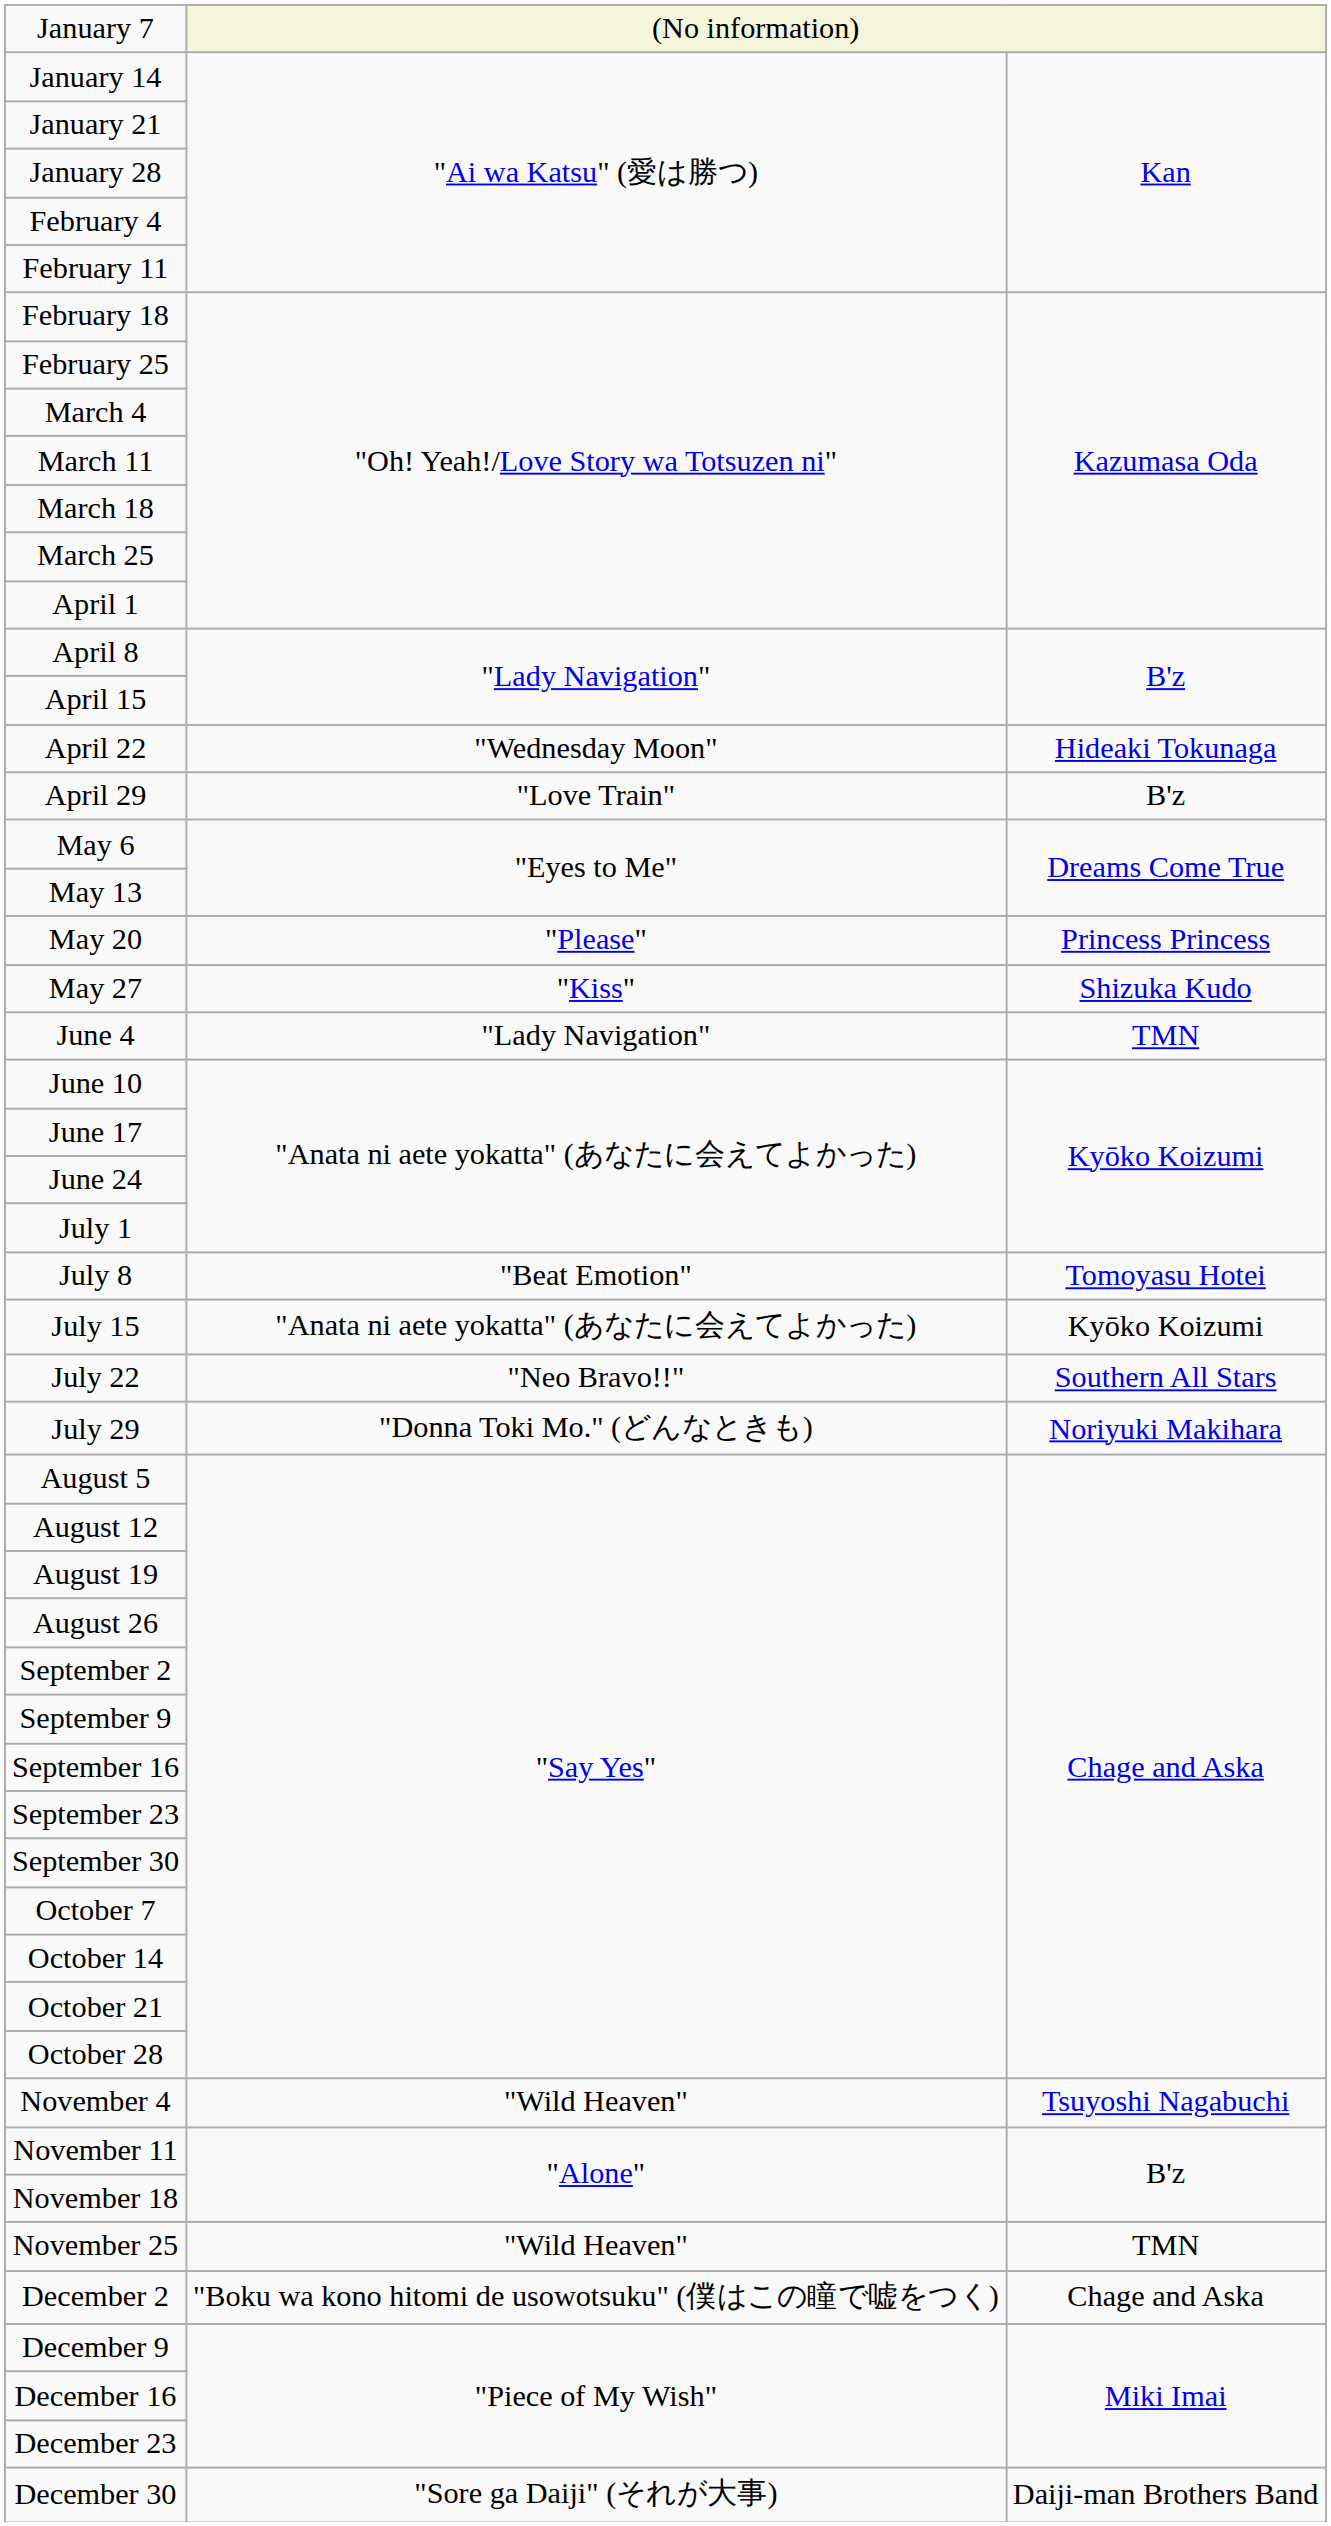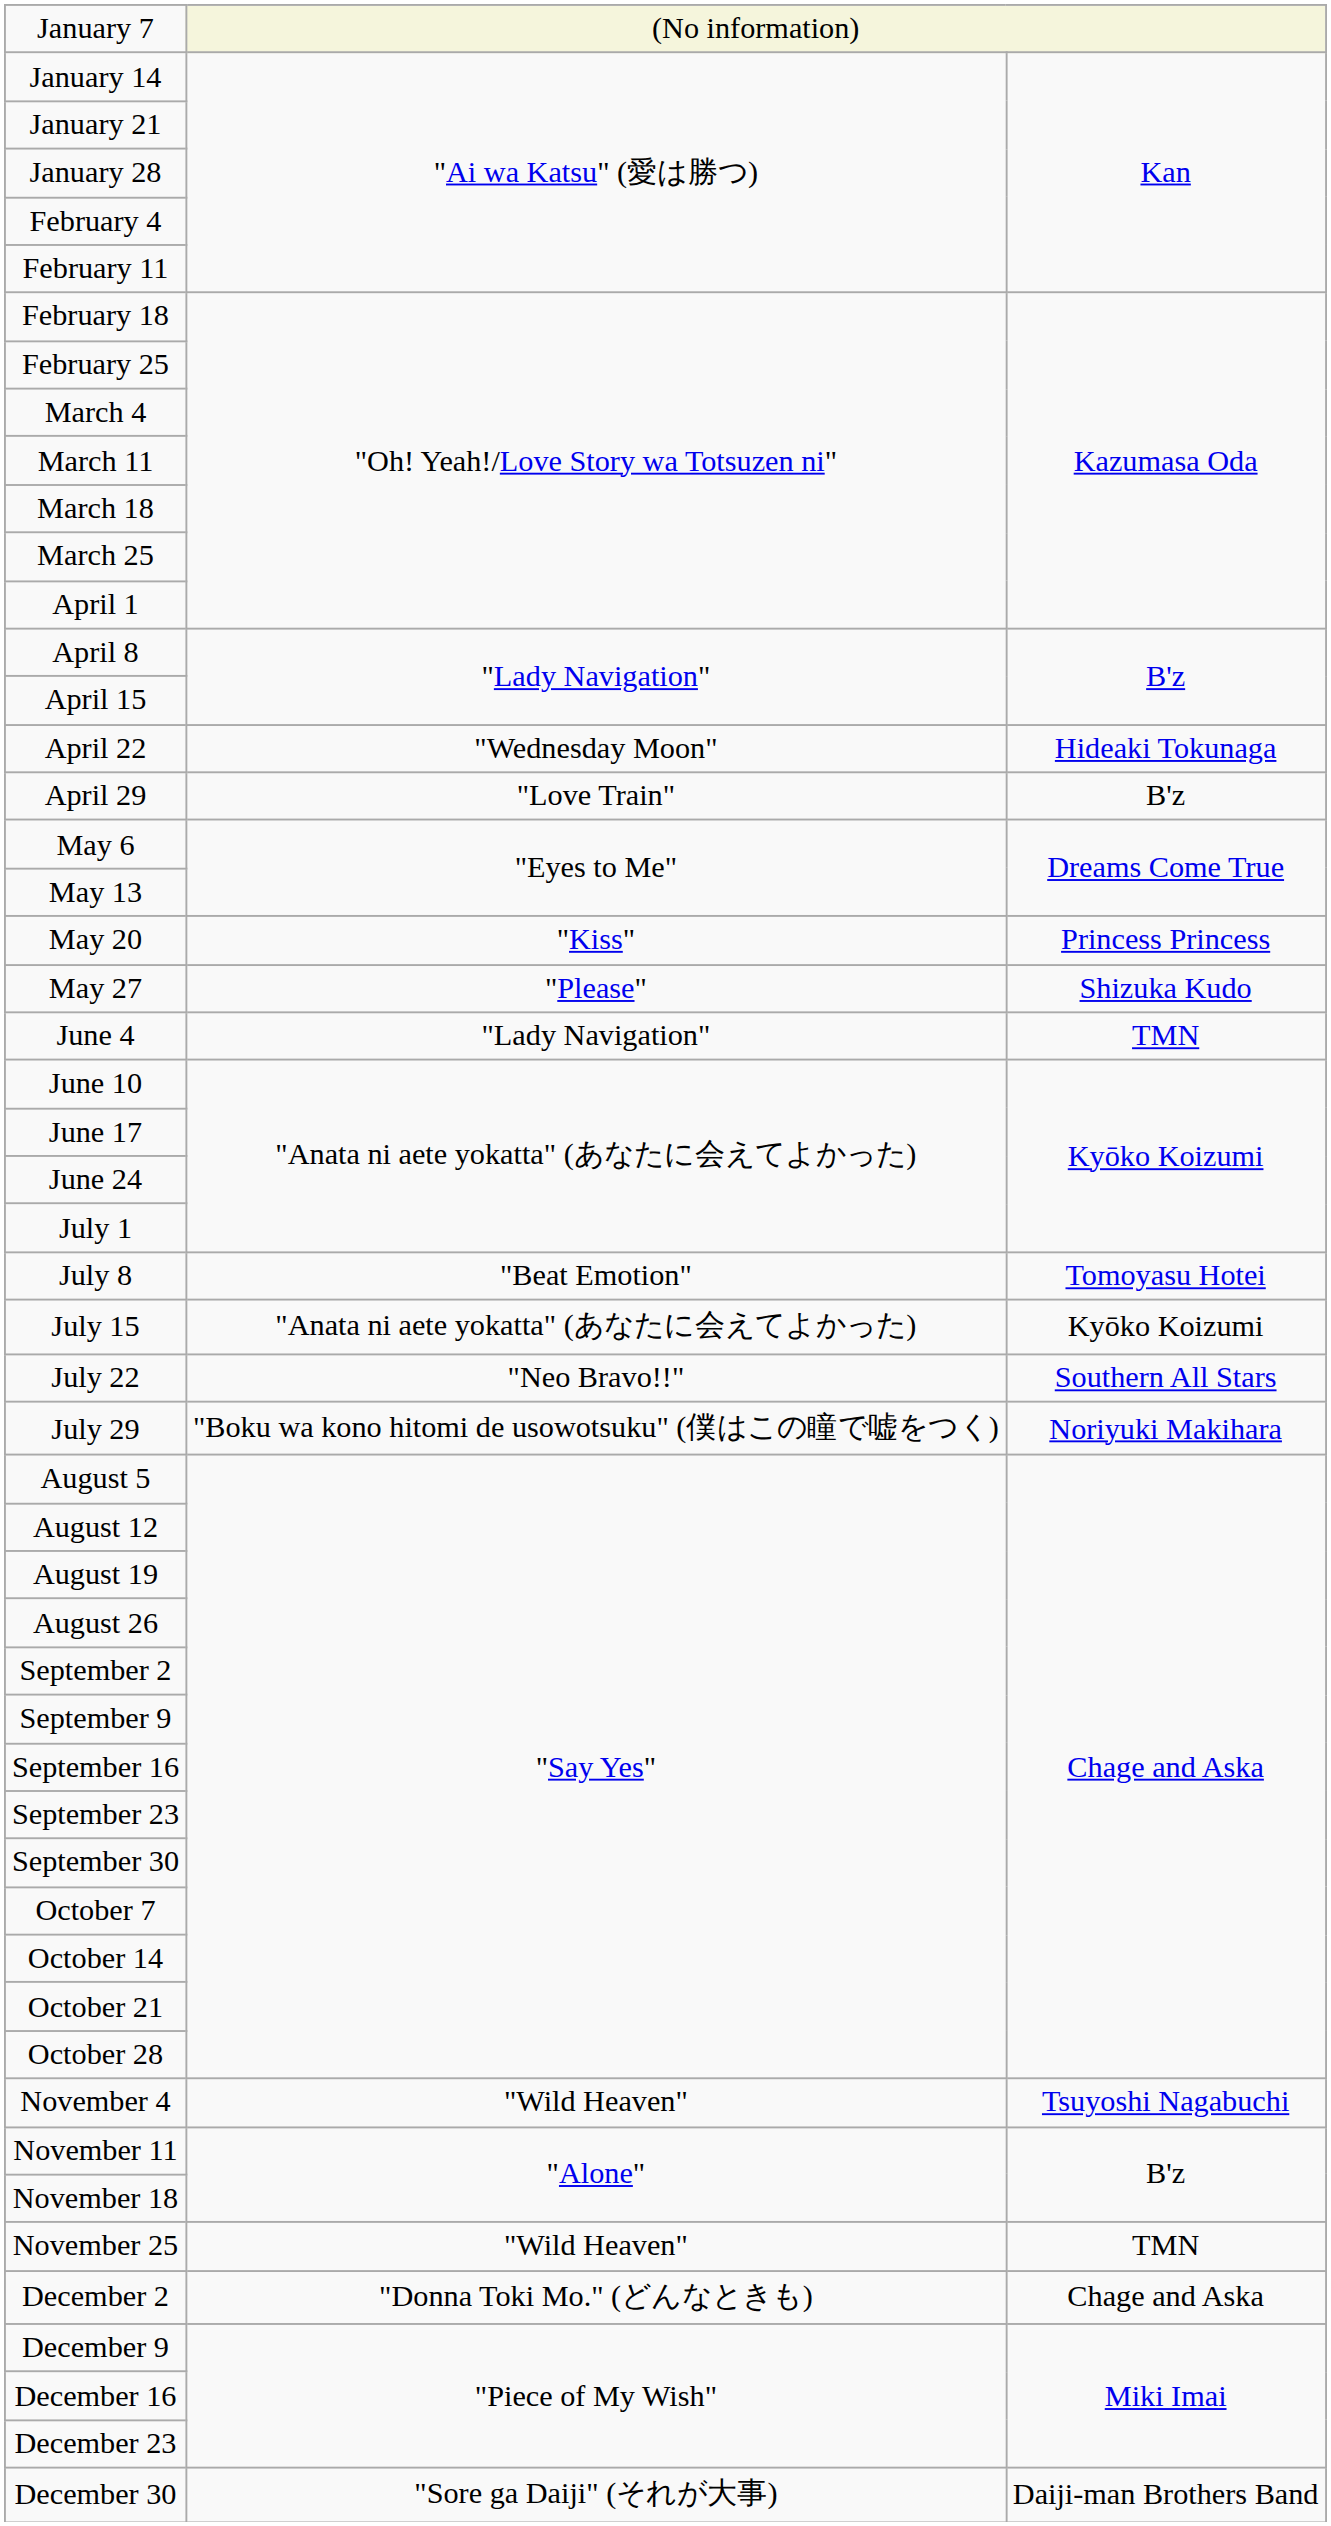(596, 939) "Please" -> (596, 939) "Kiss"
(596, 987) "Kiss" -> (596, 987) "Please"
(596, 1426) "Donna Toki Mo." (どんなときも) -> (596, 1426) "Boku wa kono hitomi de usowotsuku" (僕はこの瞳で嘘をつく)
(596, 2295) "Boku wa kono hitomi de usowotsuku" (僕はこの瞳で嘘をつく) -> (596, 2295) "Donna Toki Mo." (どんなときも)
